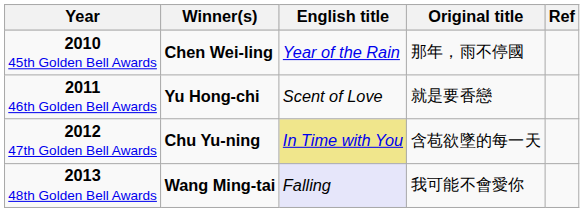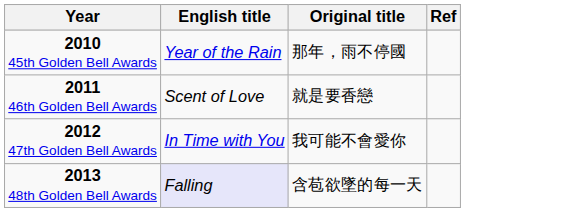- column: (220, 17)
(343, 140) khaki background -> (225, 140) no background
(476, 140) 含苞欲墜的每一天 -> (349, 140) 我可能不會愛你
(468, 184) 我可能不會愛你 -> (357, 184) 含苞欲墜的每一天
